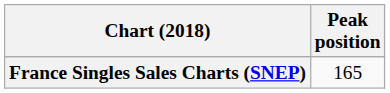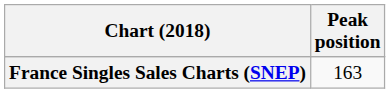(348, 72) 165 -> (348, 72) 163
